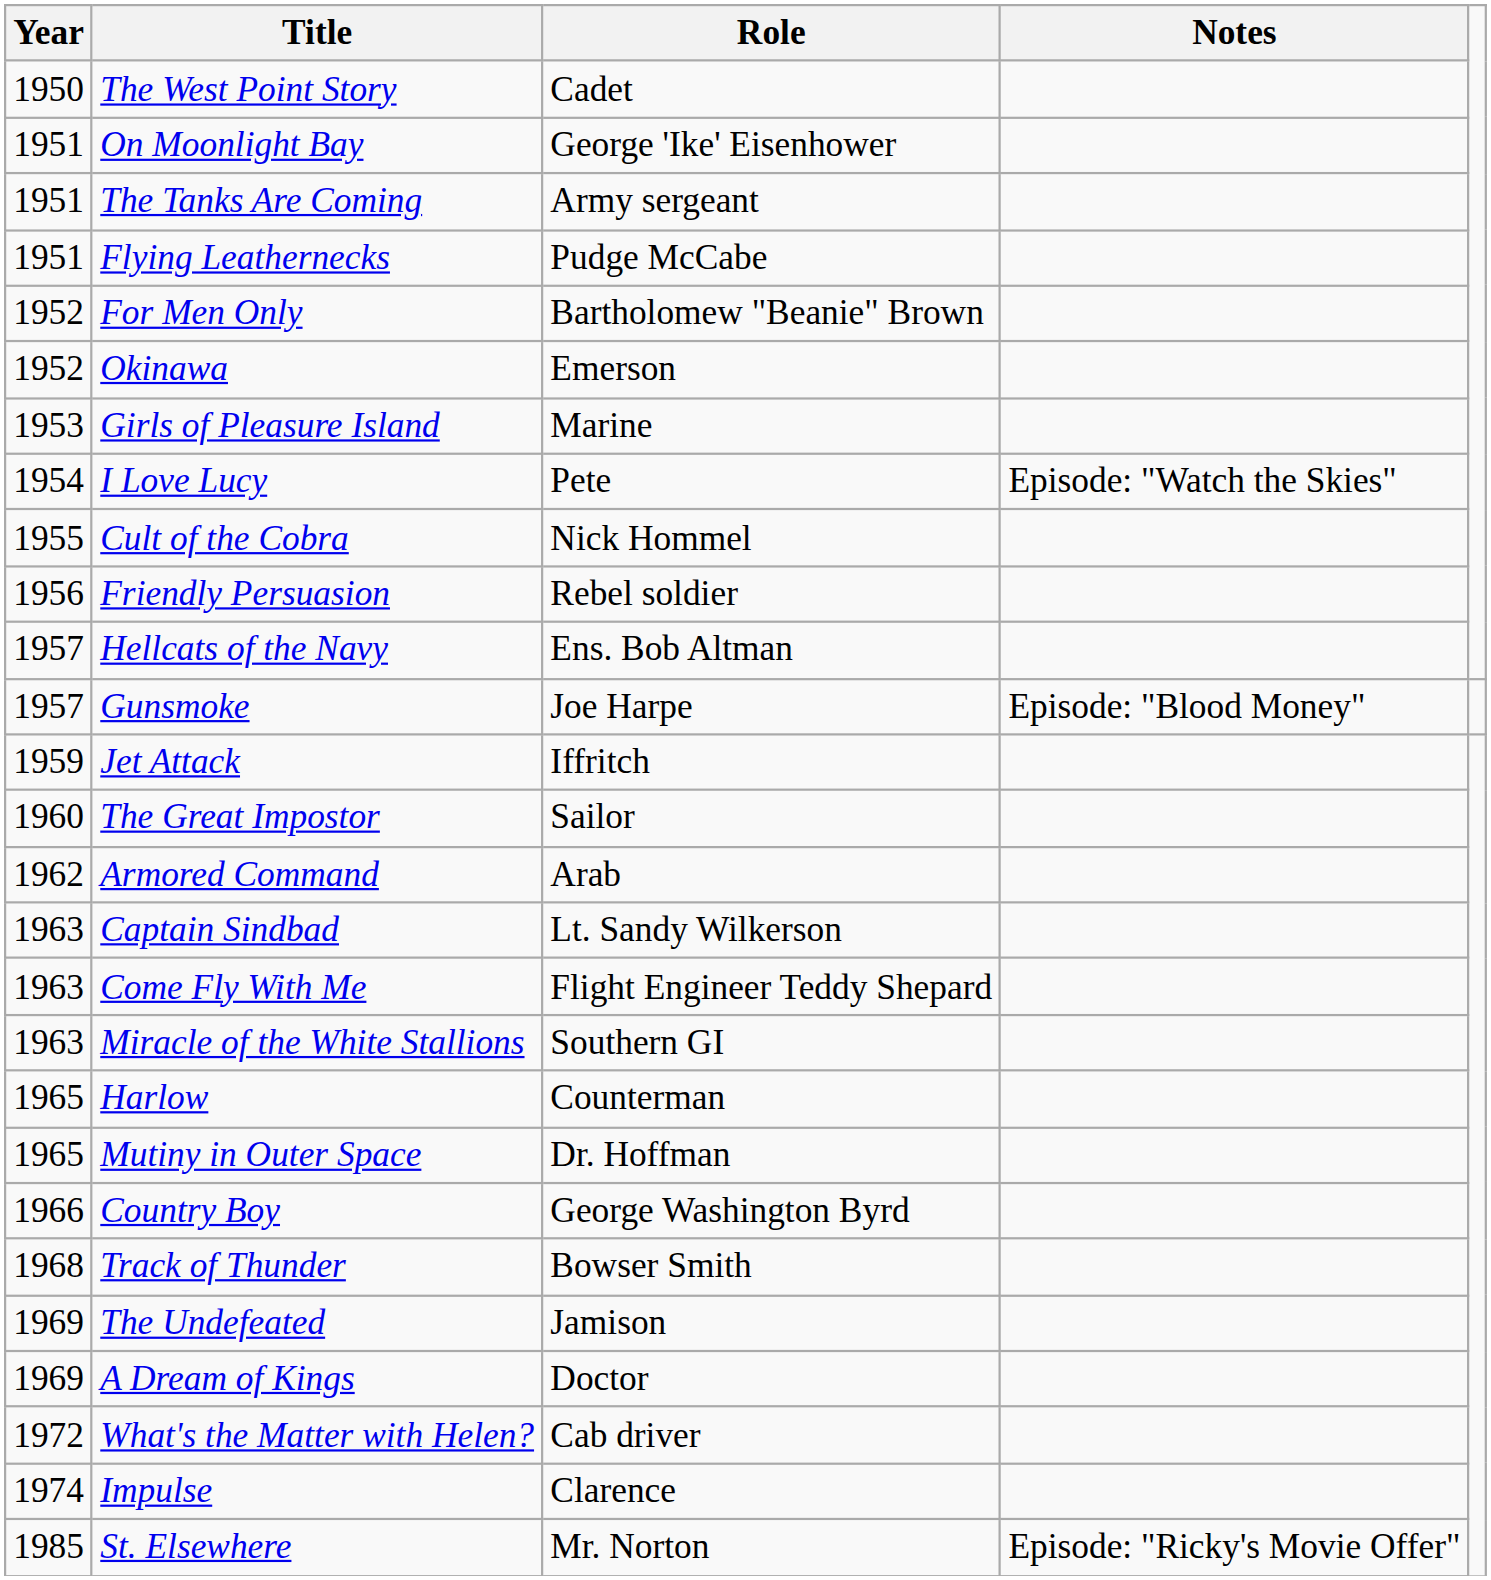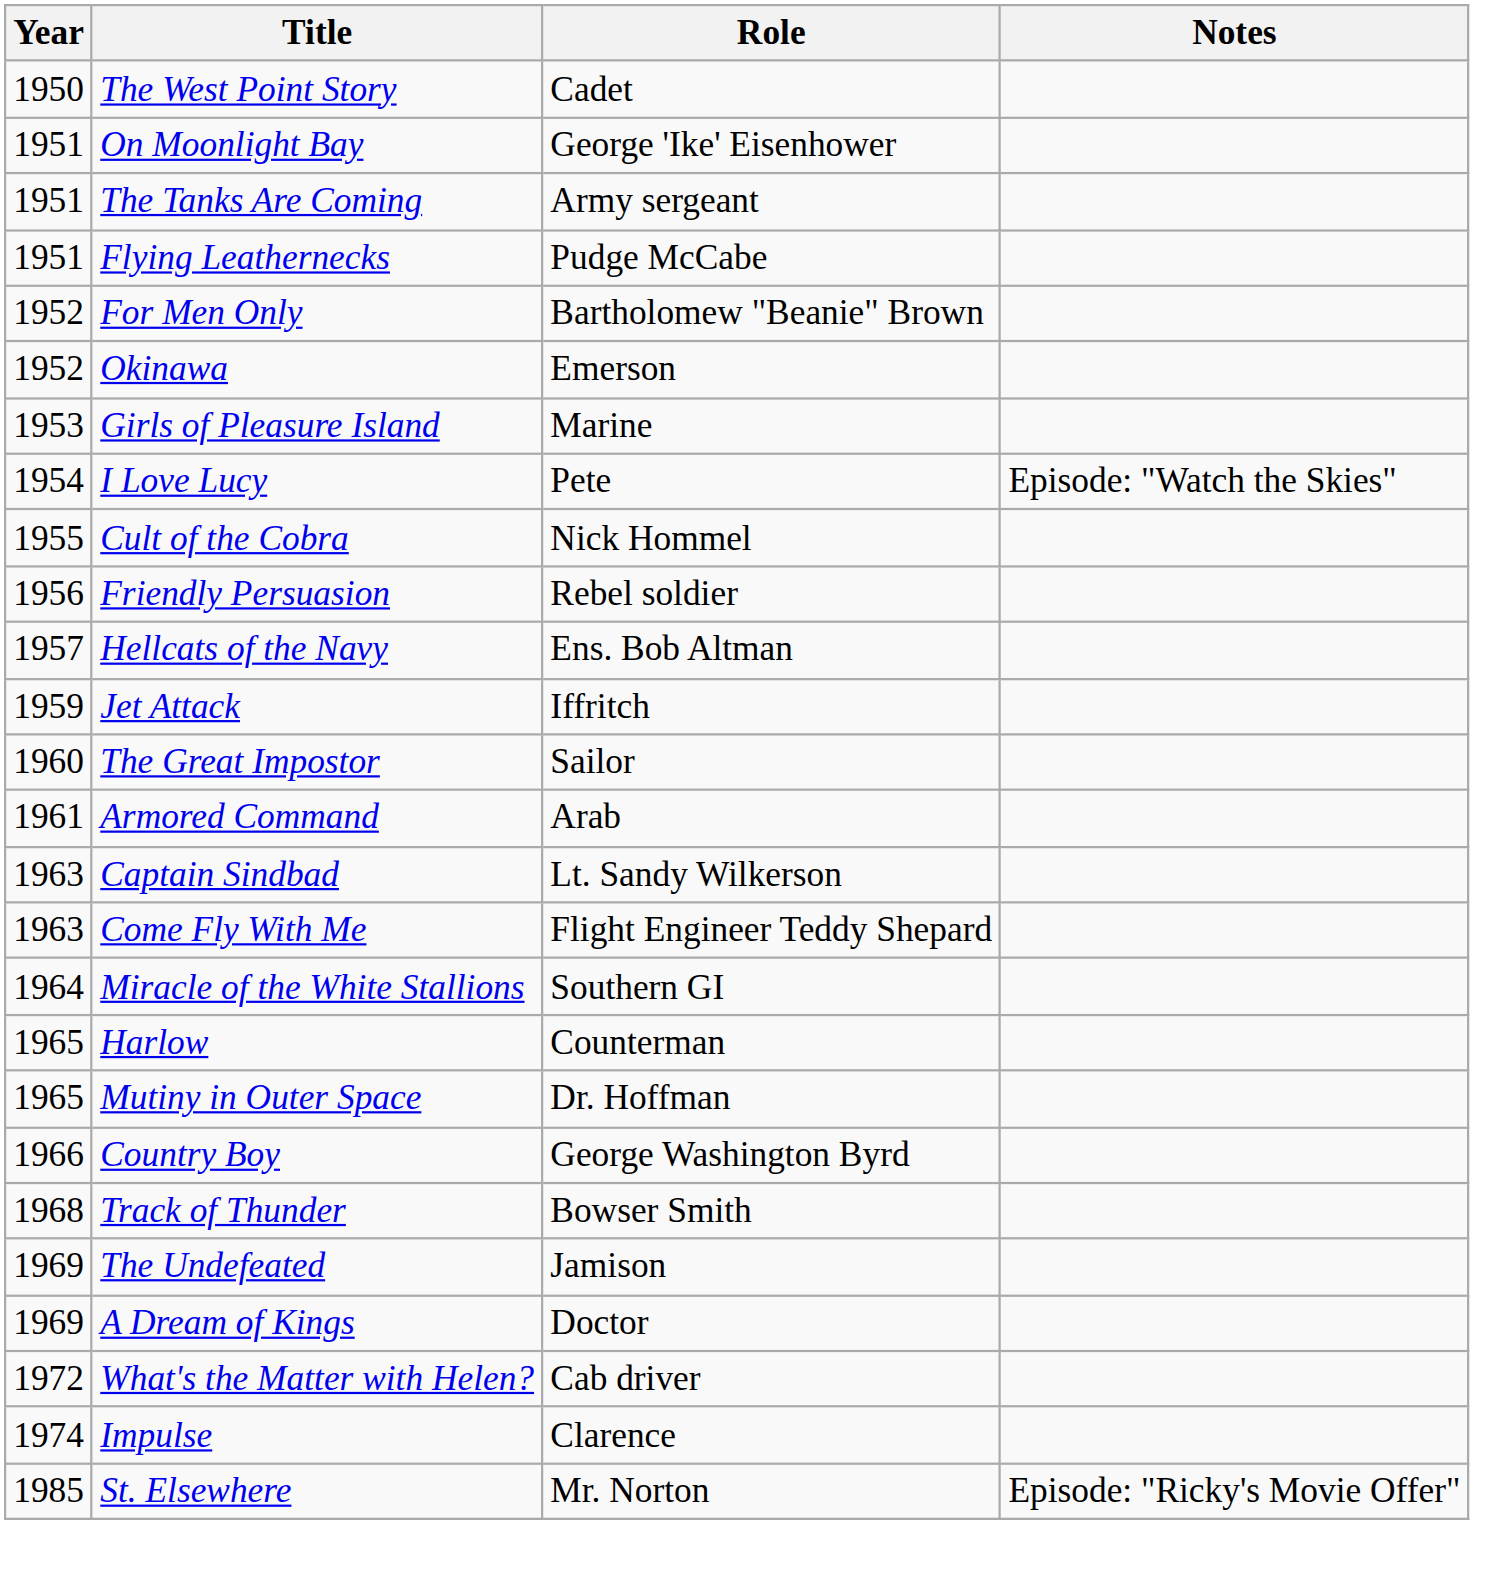- row: (175, 705)
(49, 873) 1962 -> (49, 817) 1961
(49, 1041) 1963 -> (49, 985) 1964
